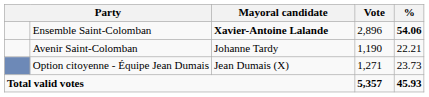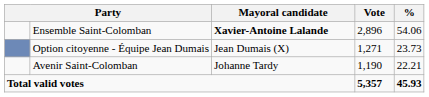(409, 30) bold -> (409, 30) normal
rows swapped: (121, 65) <-> (85, 48)
